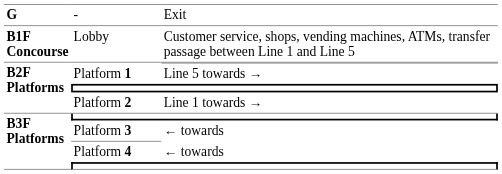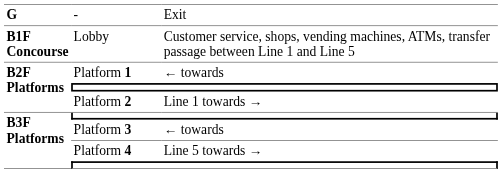(213, 73) Line 5 towards → -> (194, 72) ← towards
(194, 151) ← towards -> (213, 151) Line 5 towards →
